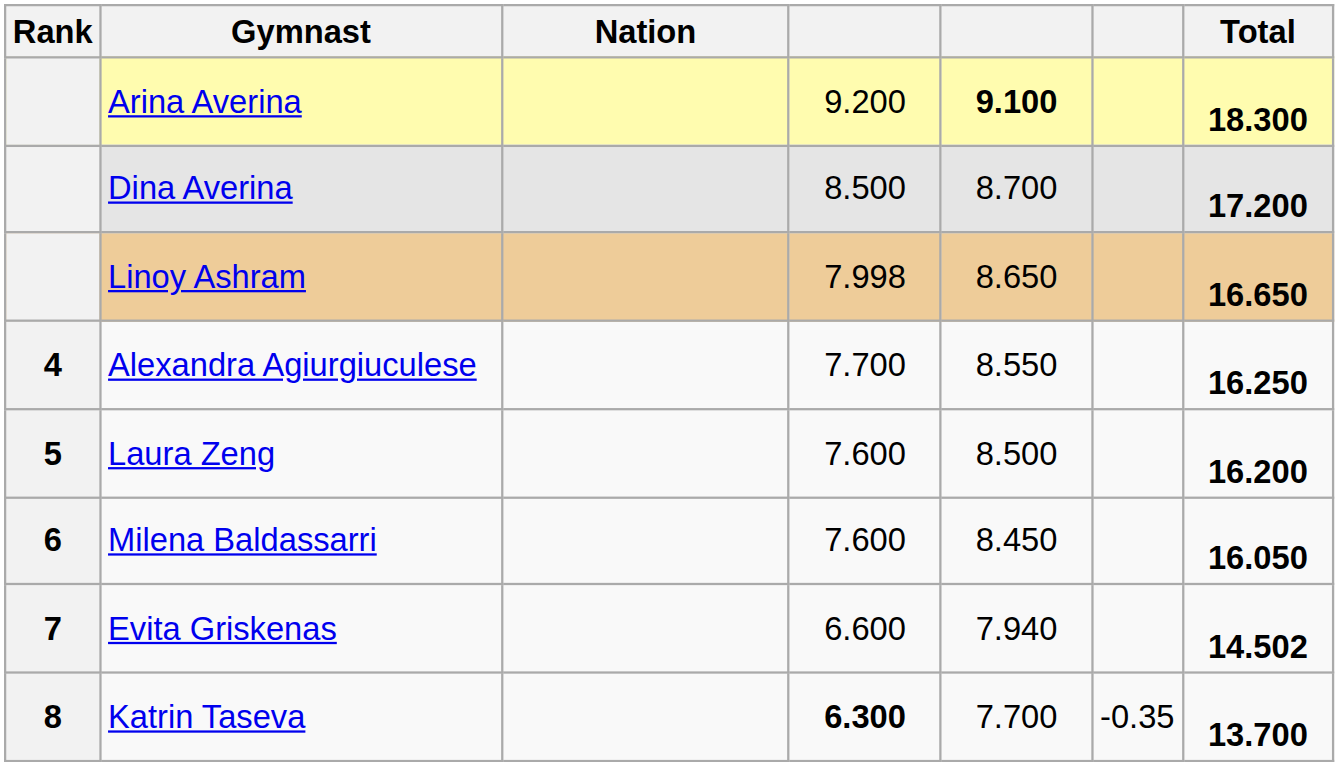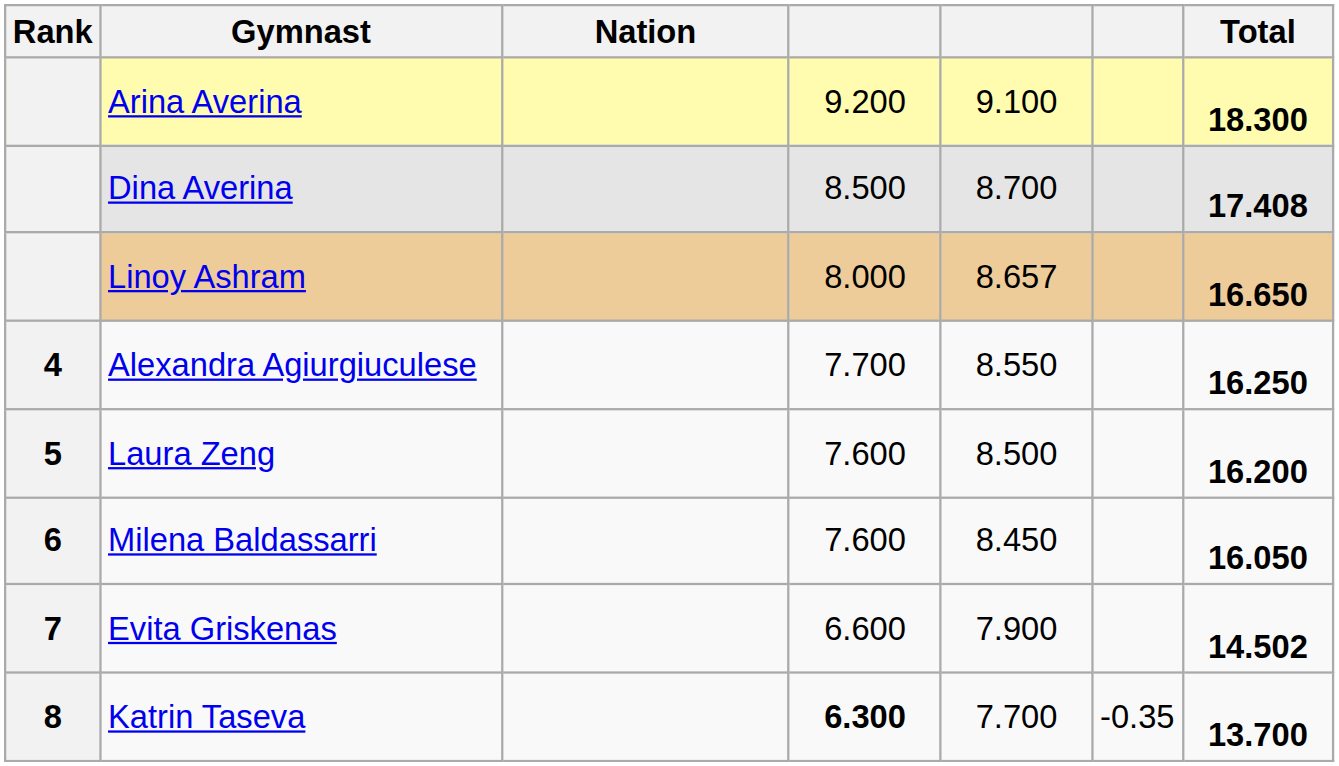(1017, 101) bold -> (1017, 101) normal
(1258, 207) 17.200 -> (1258, 207) 17.408
(865, 277) 7.998 -> (865, 277) 8.000
(1017, 277) 8.650 -> (1017, 277) 8.657
(1017, 629) 7.940 -> (1017, 629) 7.900
